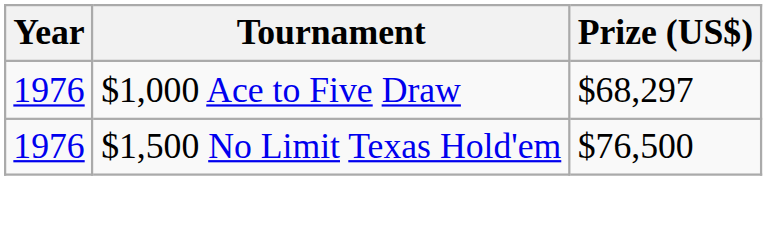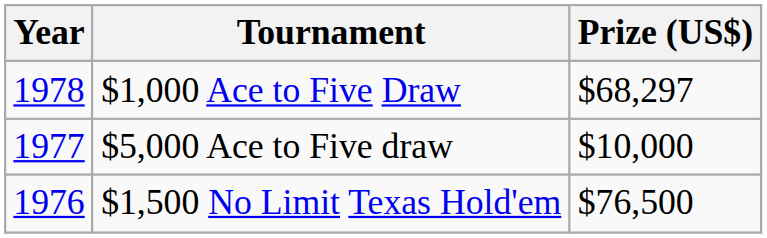(49, 89) 1976 -> (49, 89) 1978
+ row: (277, 145)
